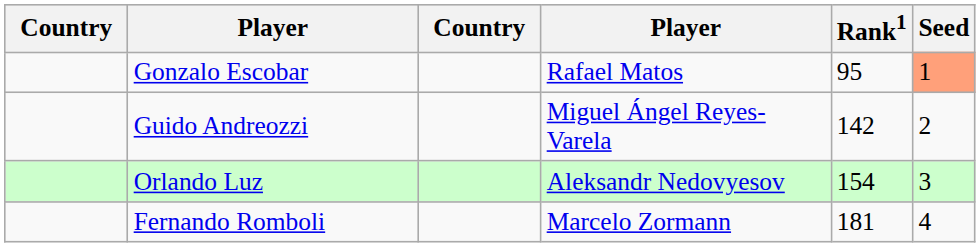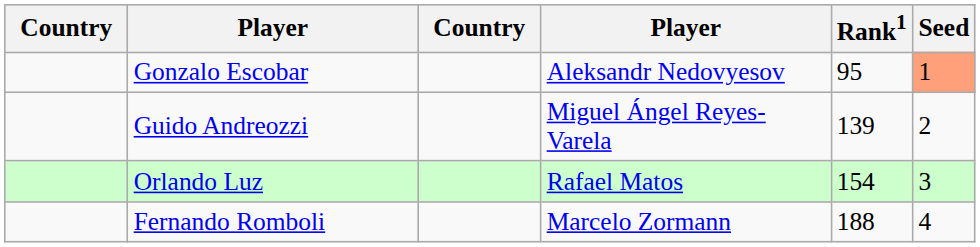(615, 71) Rafael Matos -> (666, 71) Aleksandr Nedovyesov
(856, 126) 142 -> (856, 126) 139
(666, 181) Aleksandr Nedovyesov -> (615, 181) Rafael Matos
(856, 221) 181 -> (856, 221) 188
